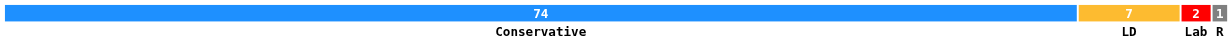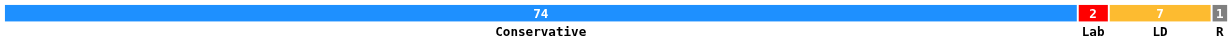columns swapped: (1129, 13) <-> (1196, 13)
